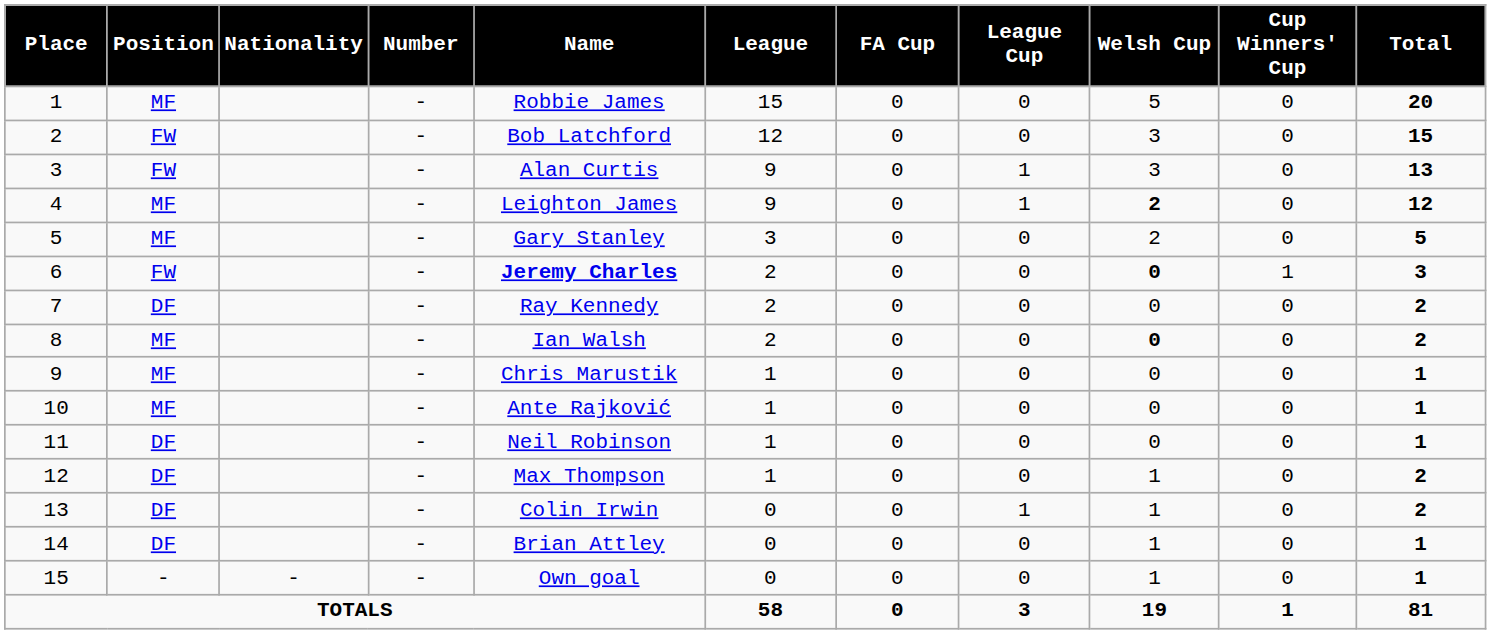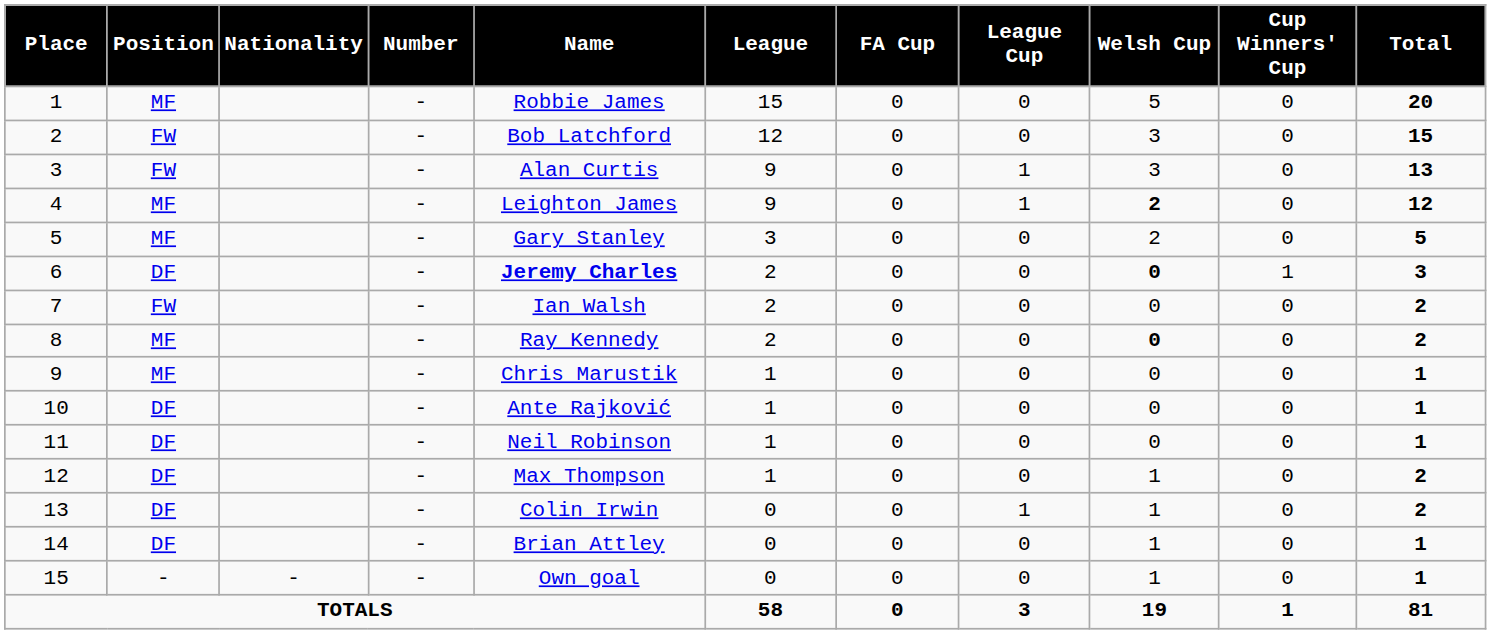(163, 273) FW -> (163, 273) DF
(163, 307) DF -> (163, 307) FW
(589, 307) Ray Kennedy -> (589, 307) Ian Walsh
(589, 341) Ian Walsh -> (589, 341) Ray Kennedy
(163, 409) MF -> (163, 409) DF
